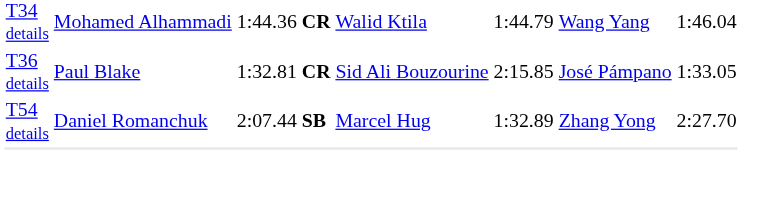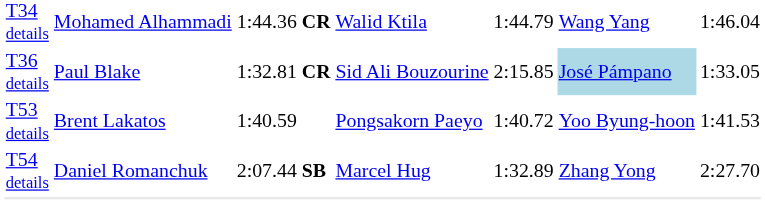(615, 71) no background -> (615, 71) lightblue background
+ row: (27, 121)
